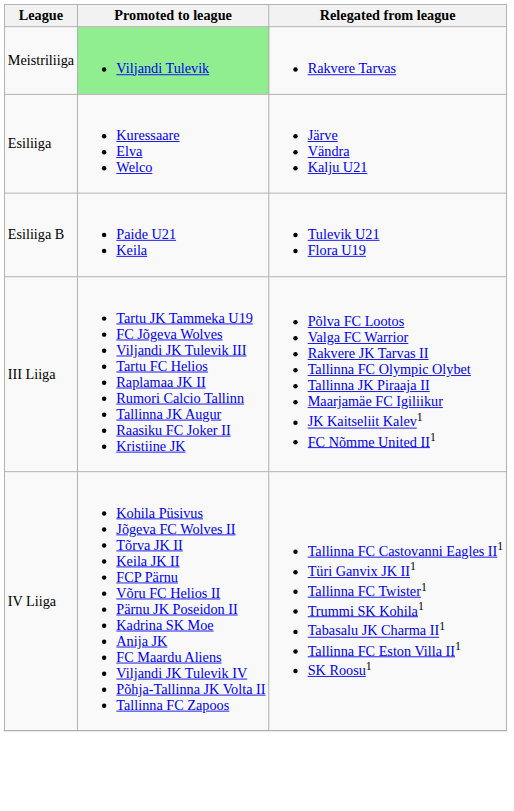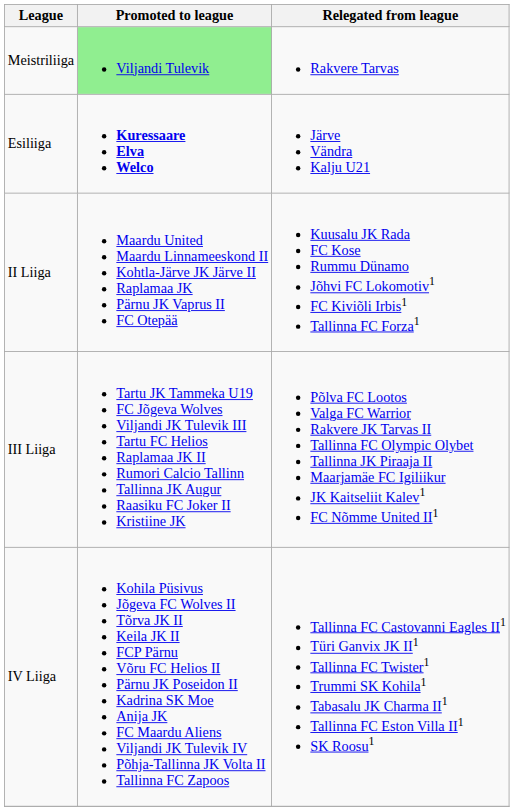(173, 152) normal -> (174, 152) bold
- row: (36, 234)
+ row: (29, 272)
